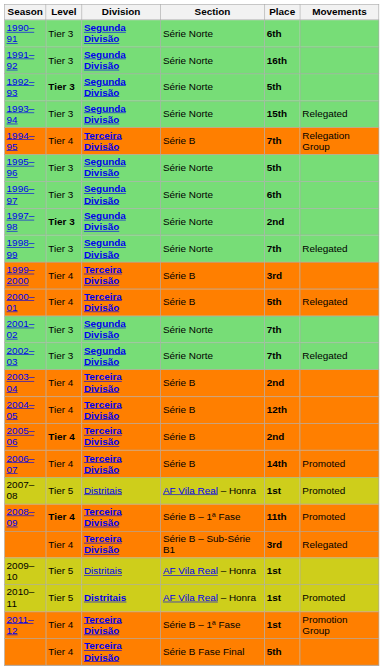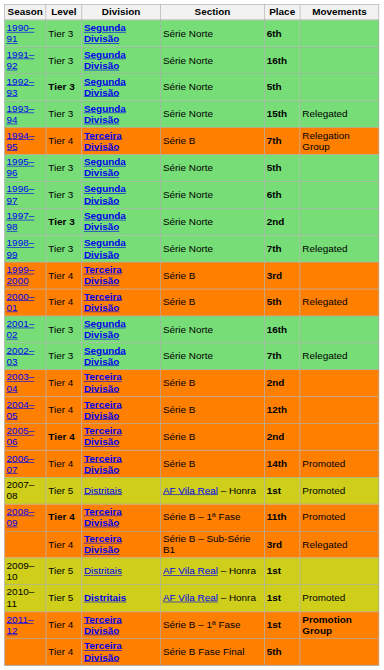(274, 329) 7th -> (277, 329) 16th
(325, 625) normal -> (327, 625) bold
